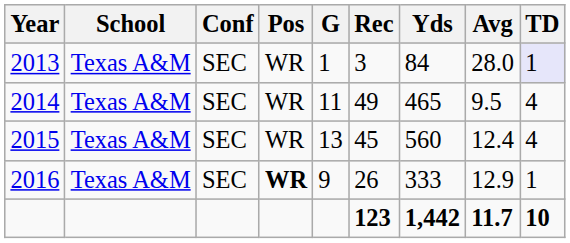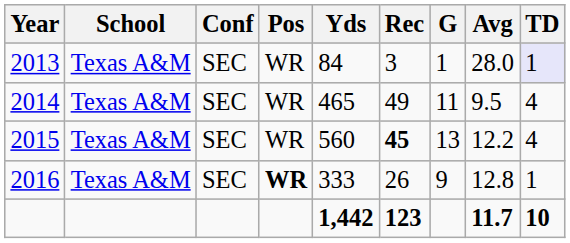columns swapped: (331, 23) <-> (432, 23)
(366, 140) normal -> (397, 140) bold
(493, 140) 12.4 -> (493, 140) 12.2
(493, 179) 12.9 -> (493, 179) 12.8
